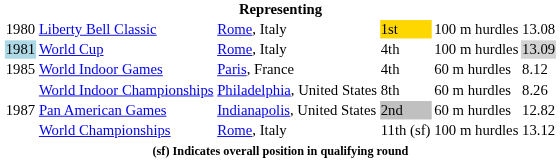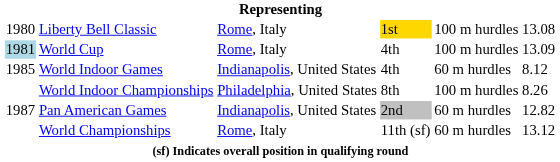(539, 49) lightgrey background -> (539, 49) no background
(256, 69) Paris, France -> (297, 69) Indianapolis, United States
(473, 90) 60 m hurdles -> (476, 90) 100 m hurdles
(476, 130) 100 m hurdles -> (473, 130) 60 m hurdles
